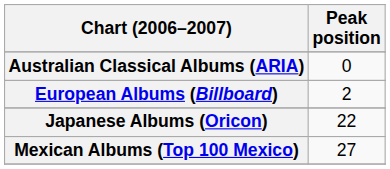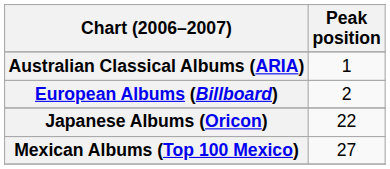(347, 66) 0 -> (347, 66) 1
